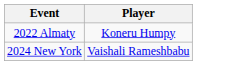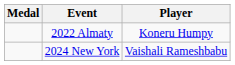+ column: (23, 13)
